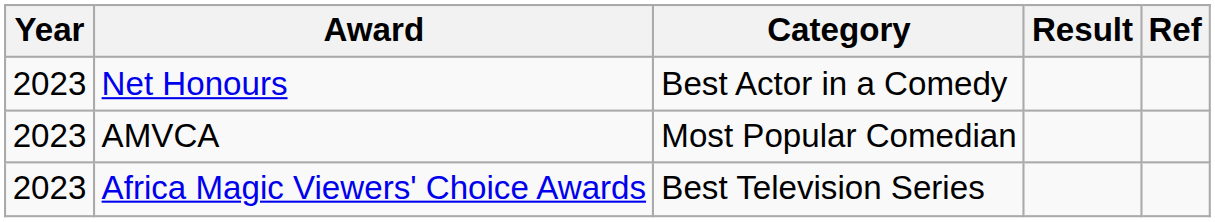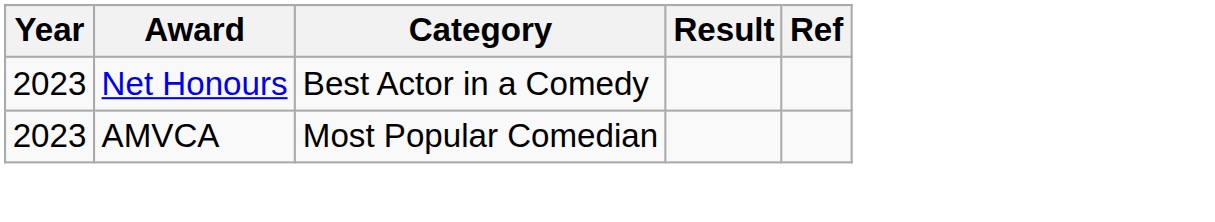- row: (374, 188)
